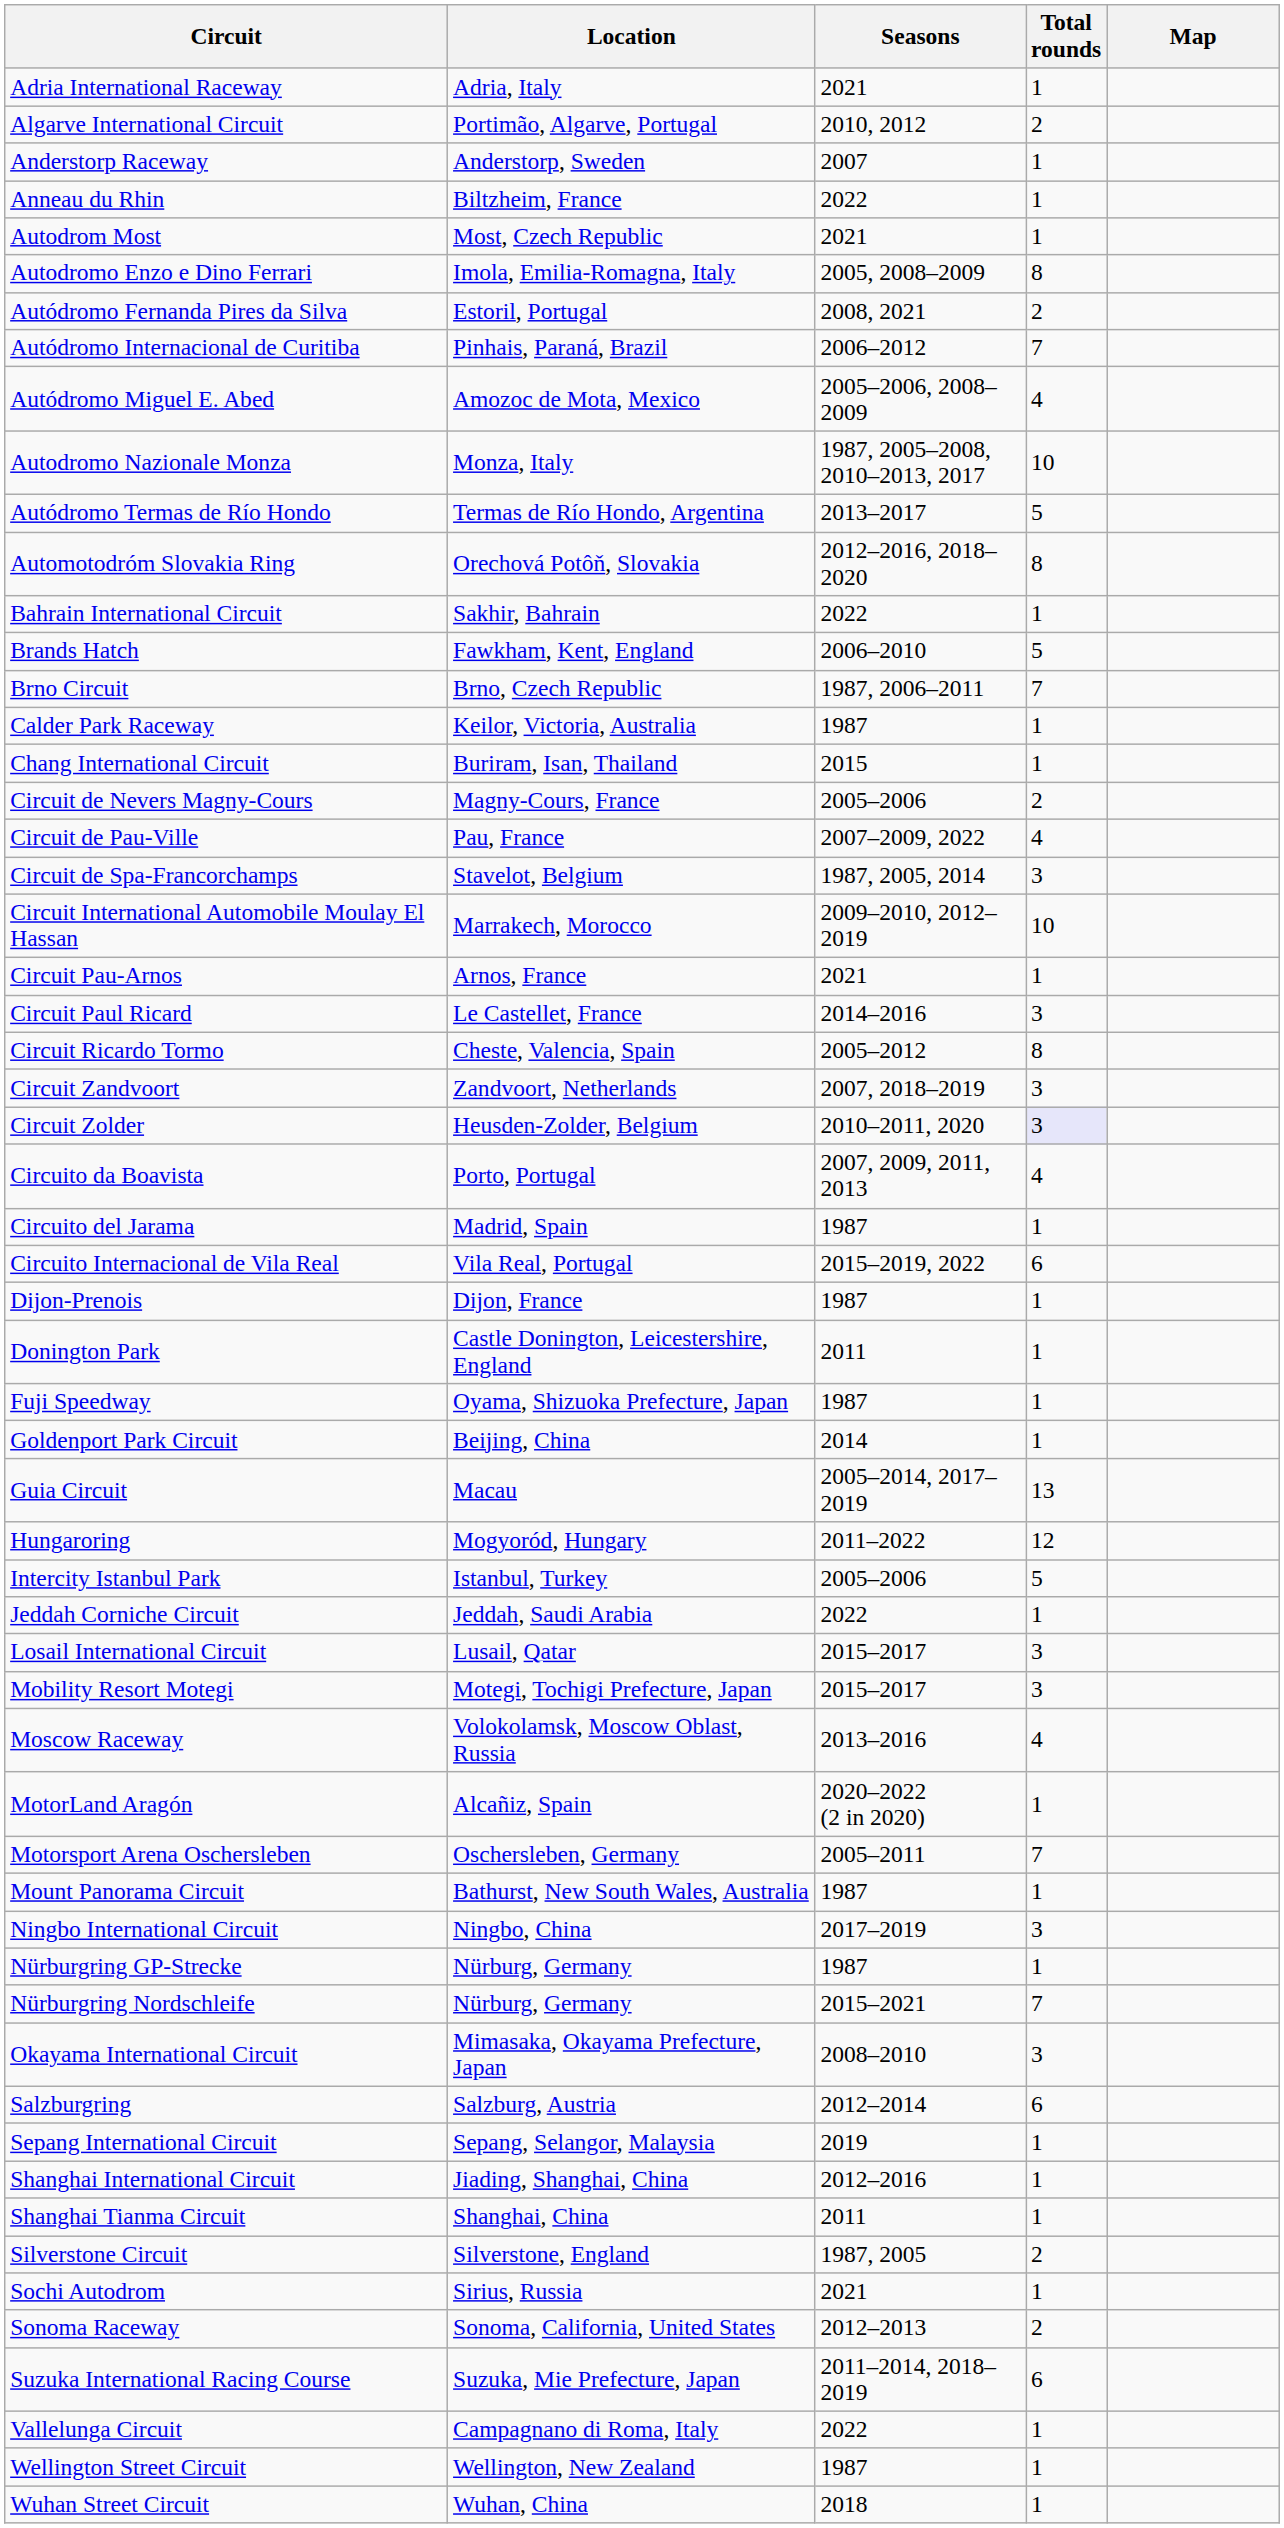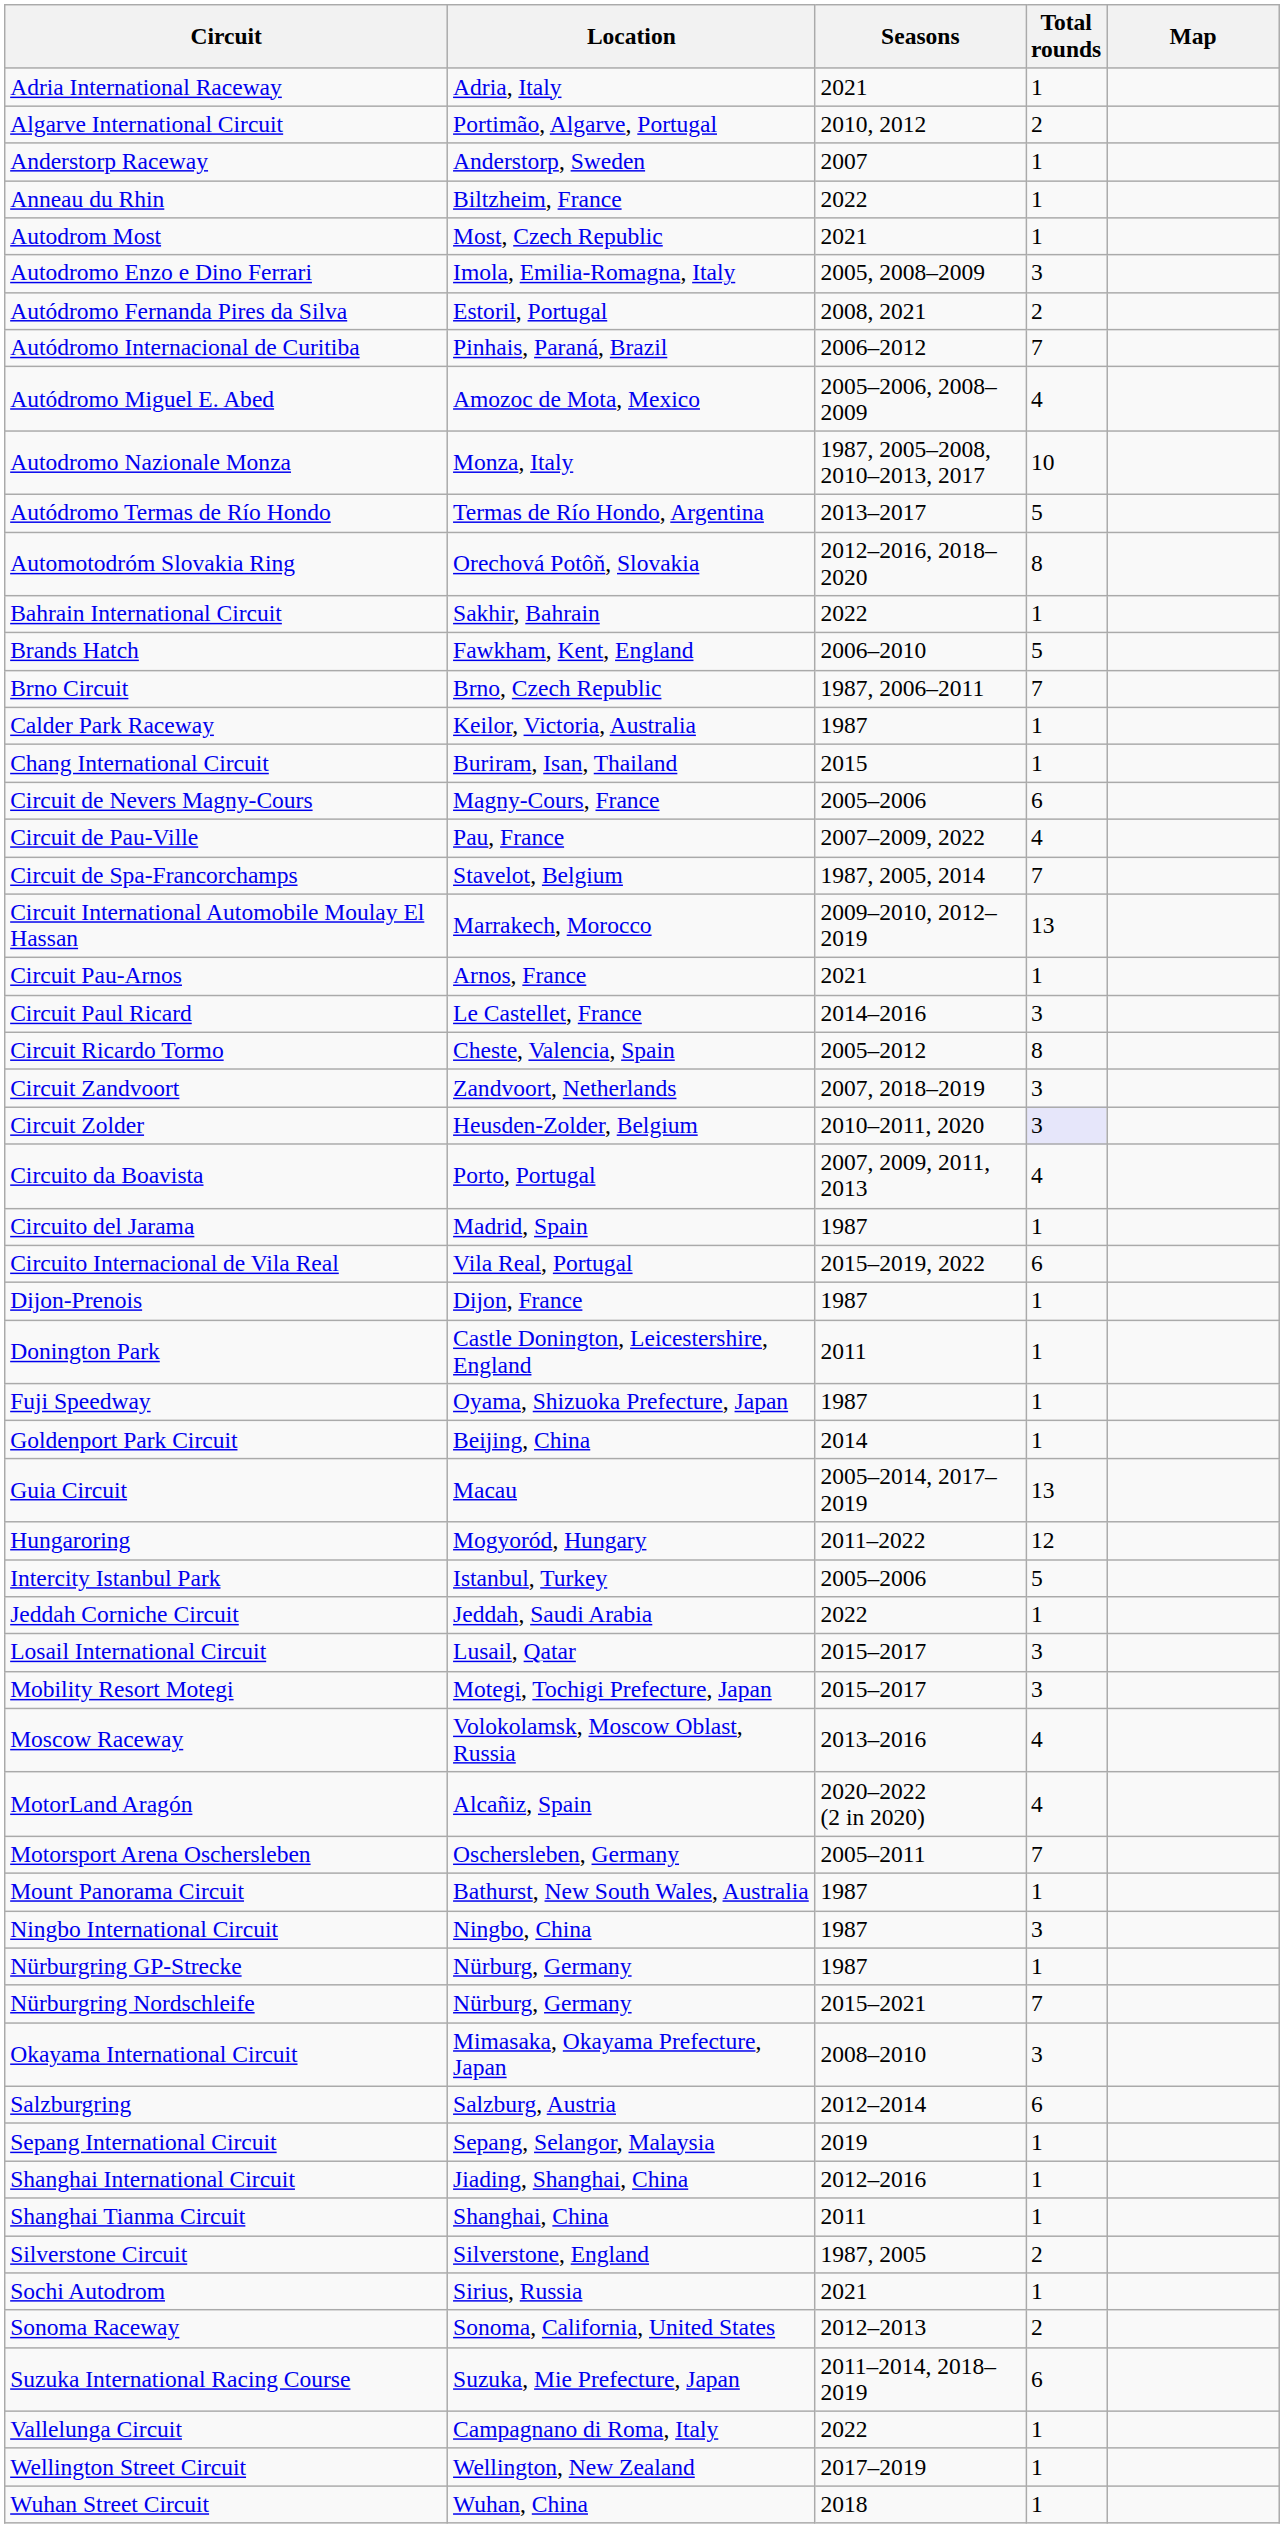(1037, 273) 8 -> (1037, 273) 3
(1037, 800) 2 -> (1037, 800) 6
(1037, 875) 3 -> (1037, 875) 7
(1043, 925) 10 -> (1043, 925) 13
(1037, 1803) 1 -> (1037, 1803) 4
(873, 1929) 2017–2019 -> (844, 1929) 1987
(844, 2466) 1987 -> (873, 2466) 2017–2019
